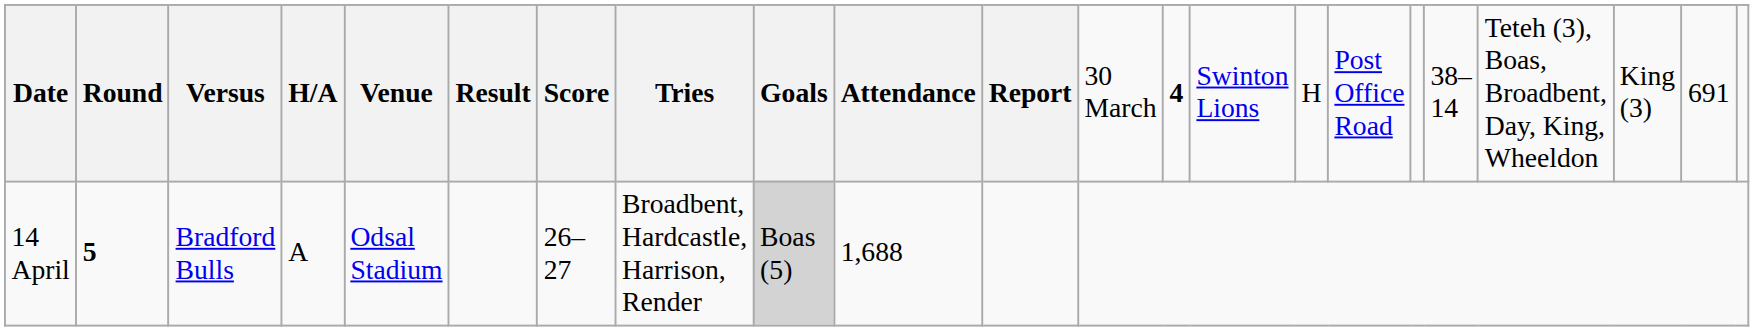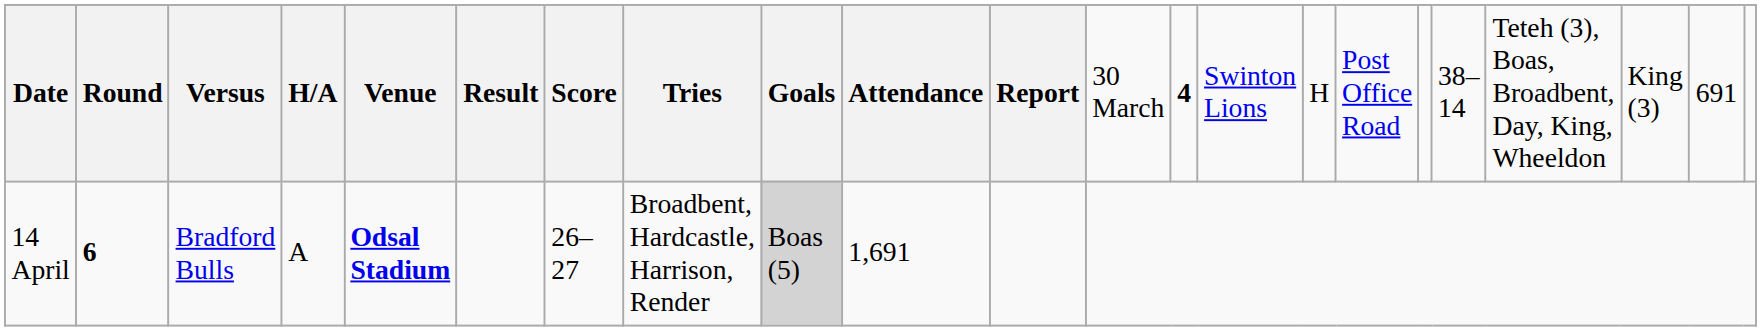(90, 252) 5 -> (90, 252) 6
(396, 252) normal -> (400, 252) bold
(872, 252) 1,688 -> (879, 252) 1,691
